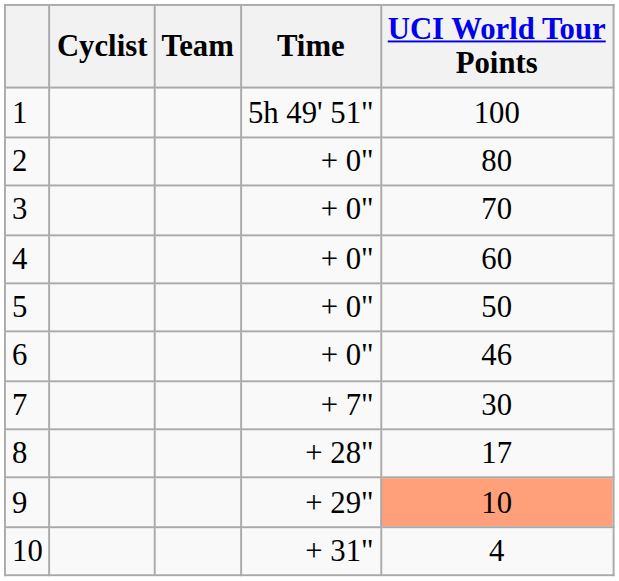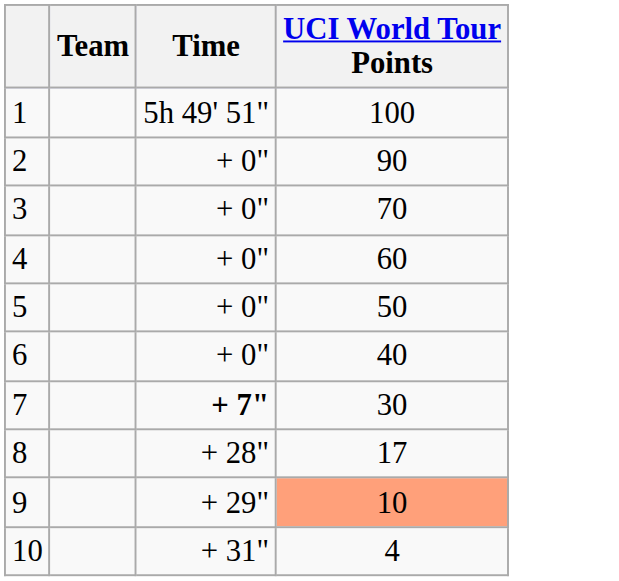- column: (102, 46)
(497, 160) 80 -> (392, 160) 90
(497, 355) 46 -> (392, 355) 40
(347, 404) normal -> (240, 404) bold
